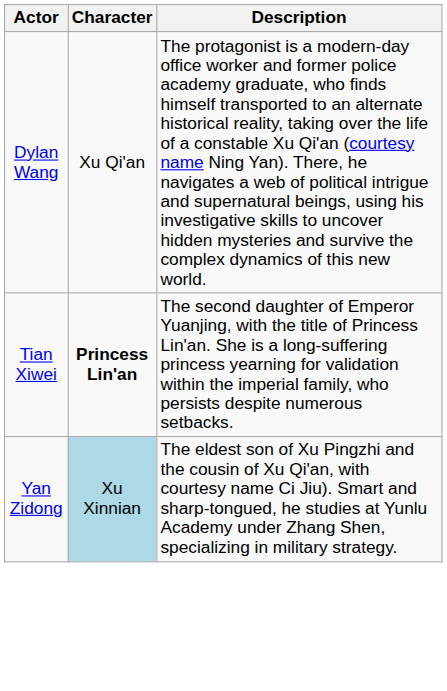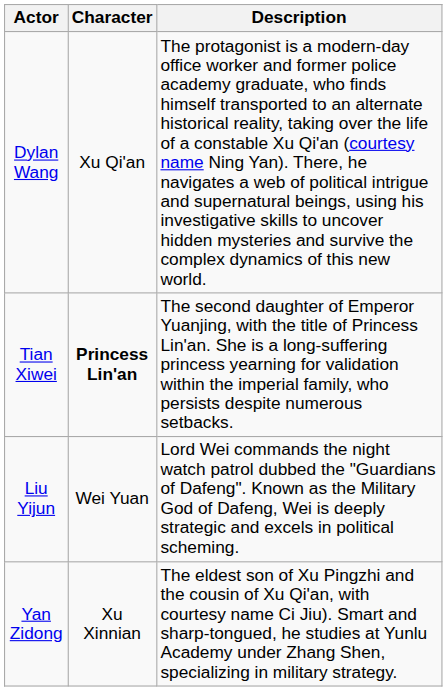+ row: (36, 498)
(112, 498) lightblue background -> (112, 623) no background
